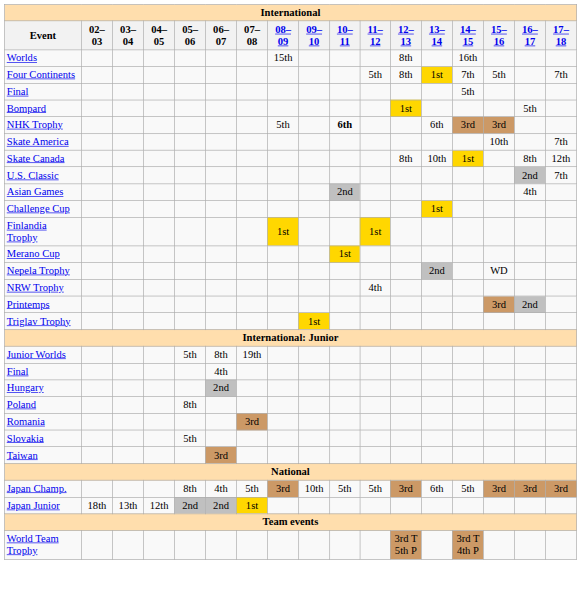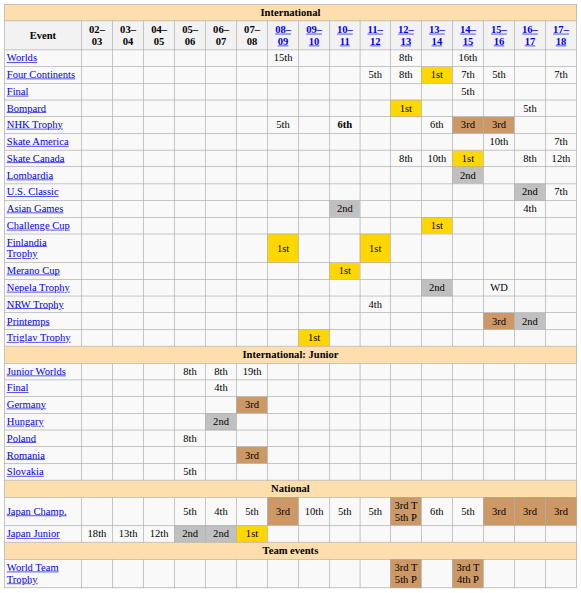+ row: (30, 175)
(190, 354) 5th -> (190, 371) 8th
+ row: (26, 405)
- row: (22, 455)
(190, 488) 8th -> (190, 511) 5th
(406, 488) 3rd -> (406, 511) 3rd T 5th P
